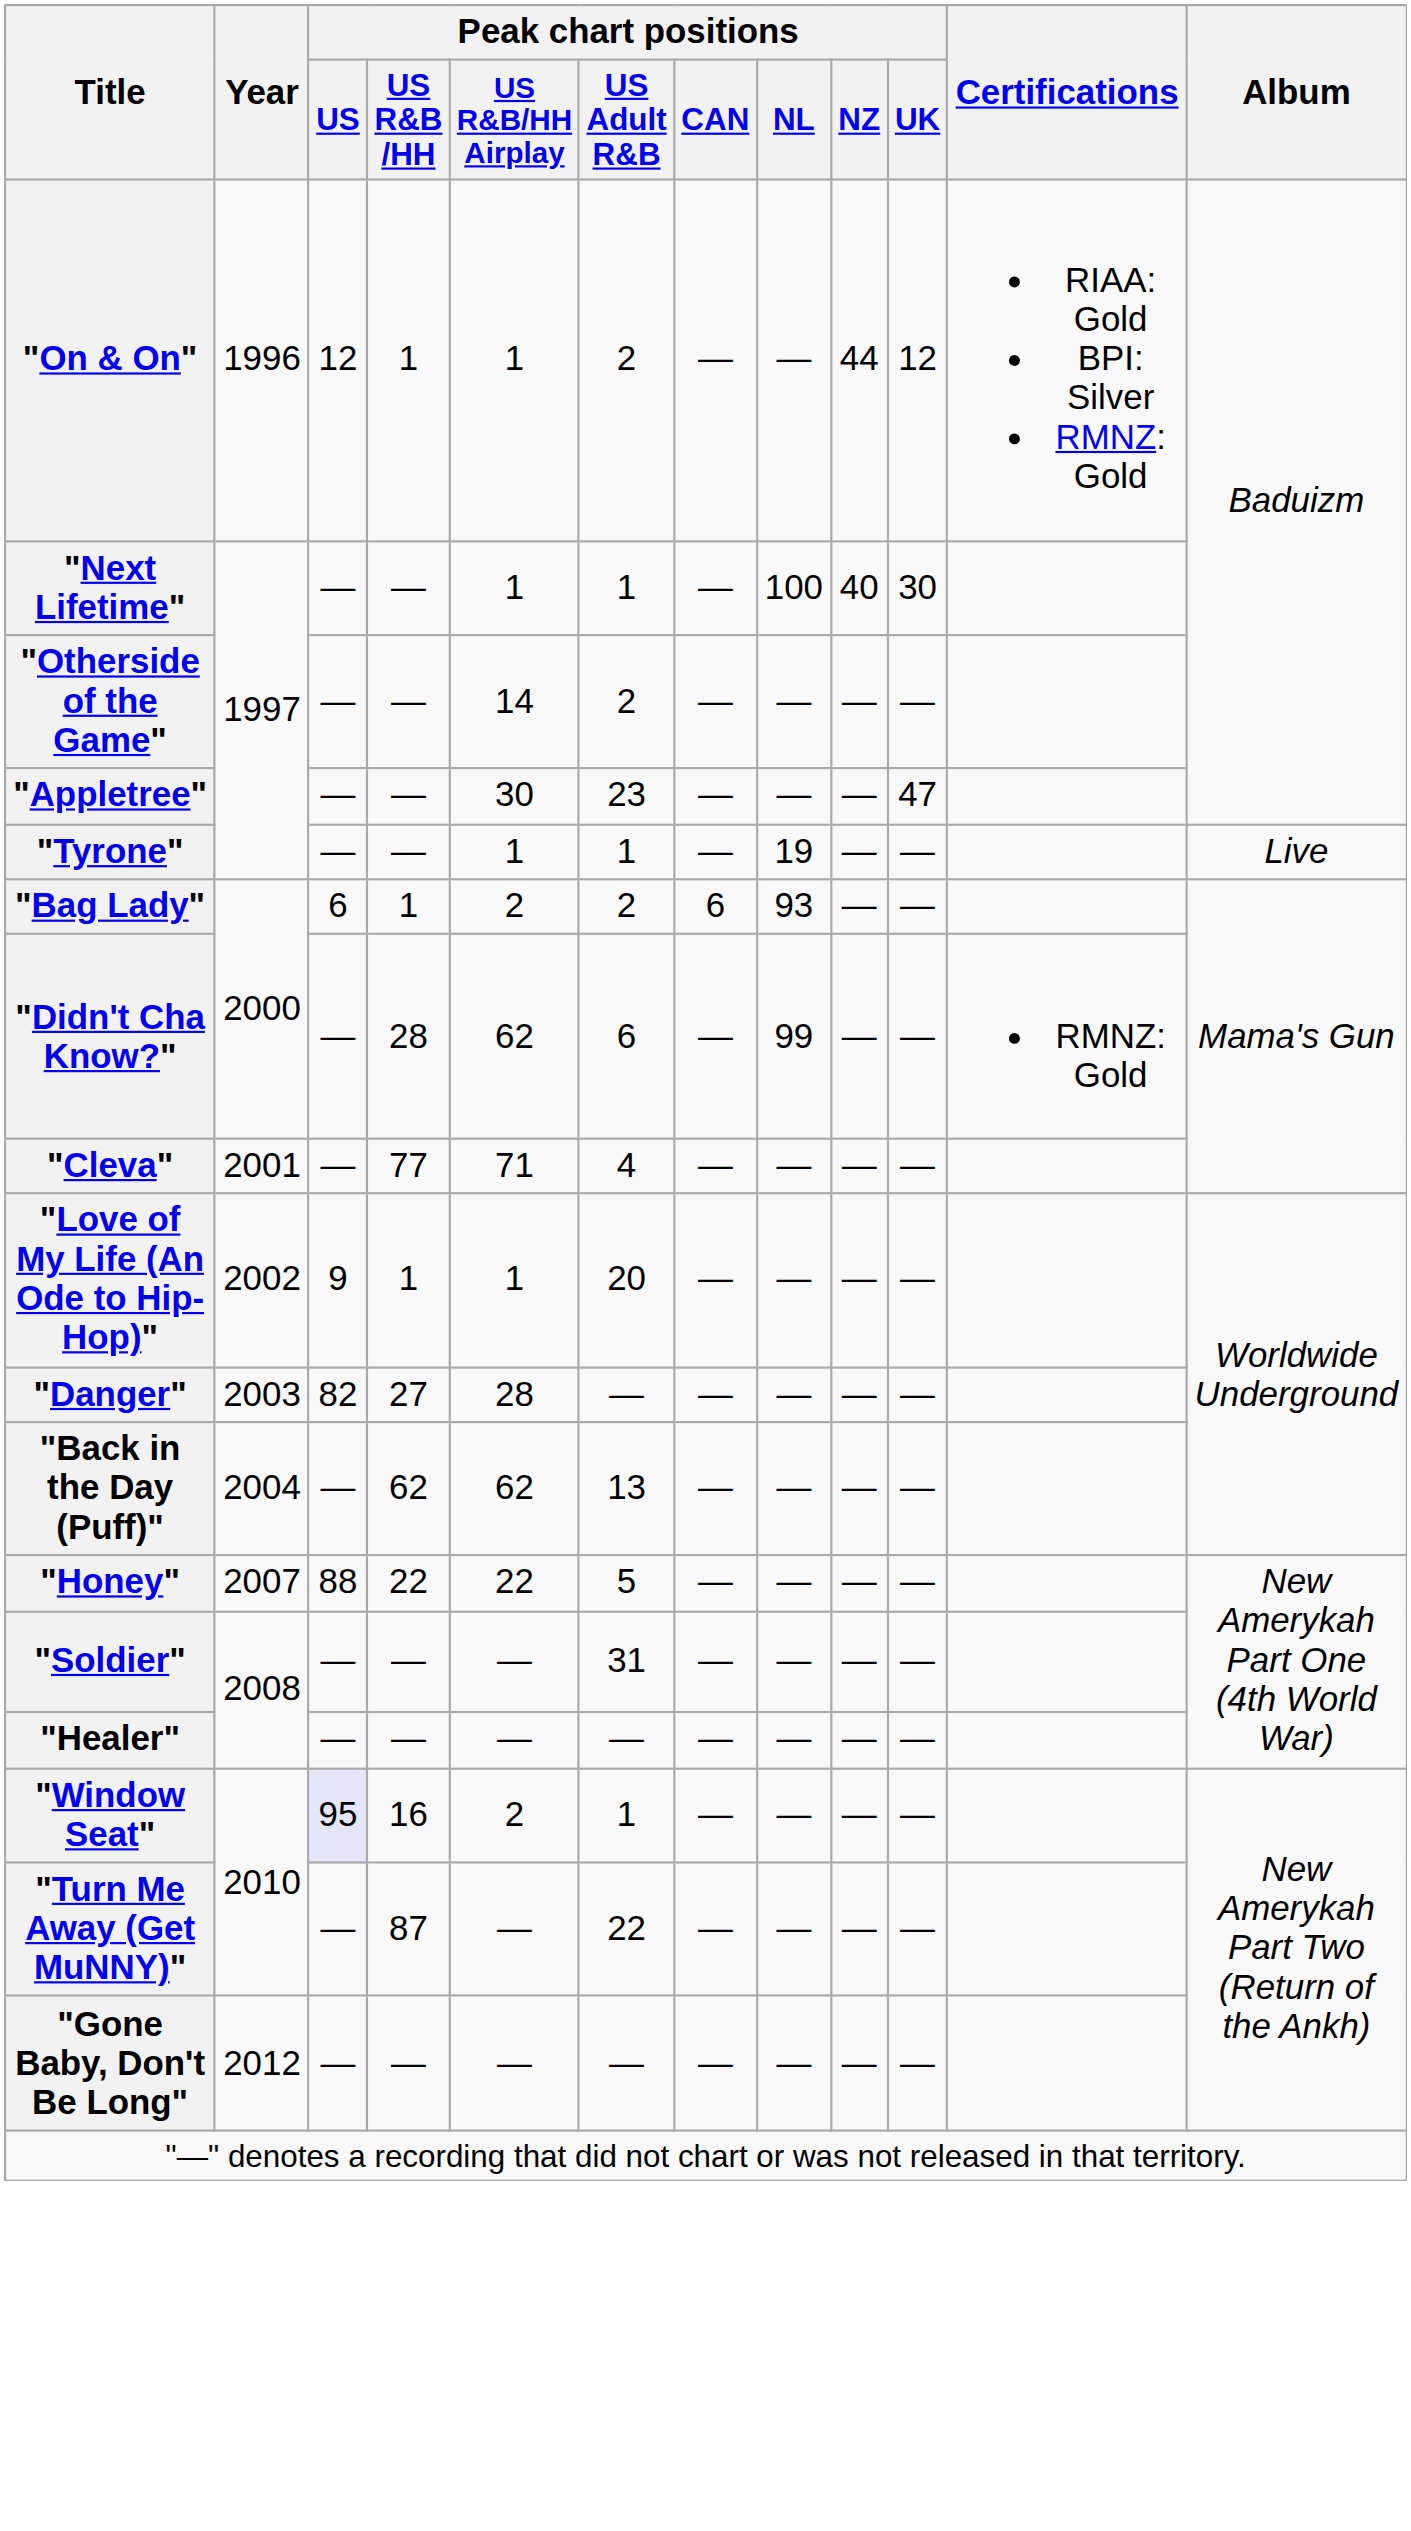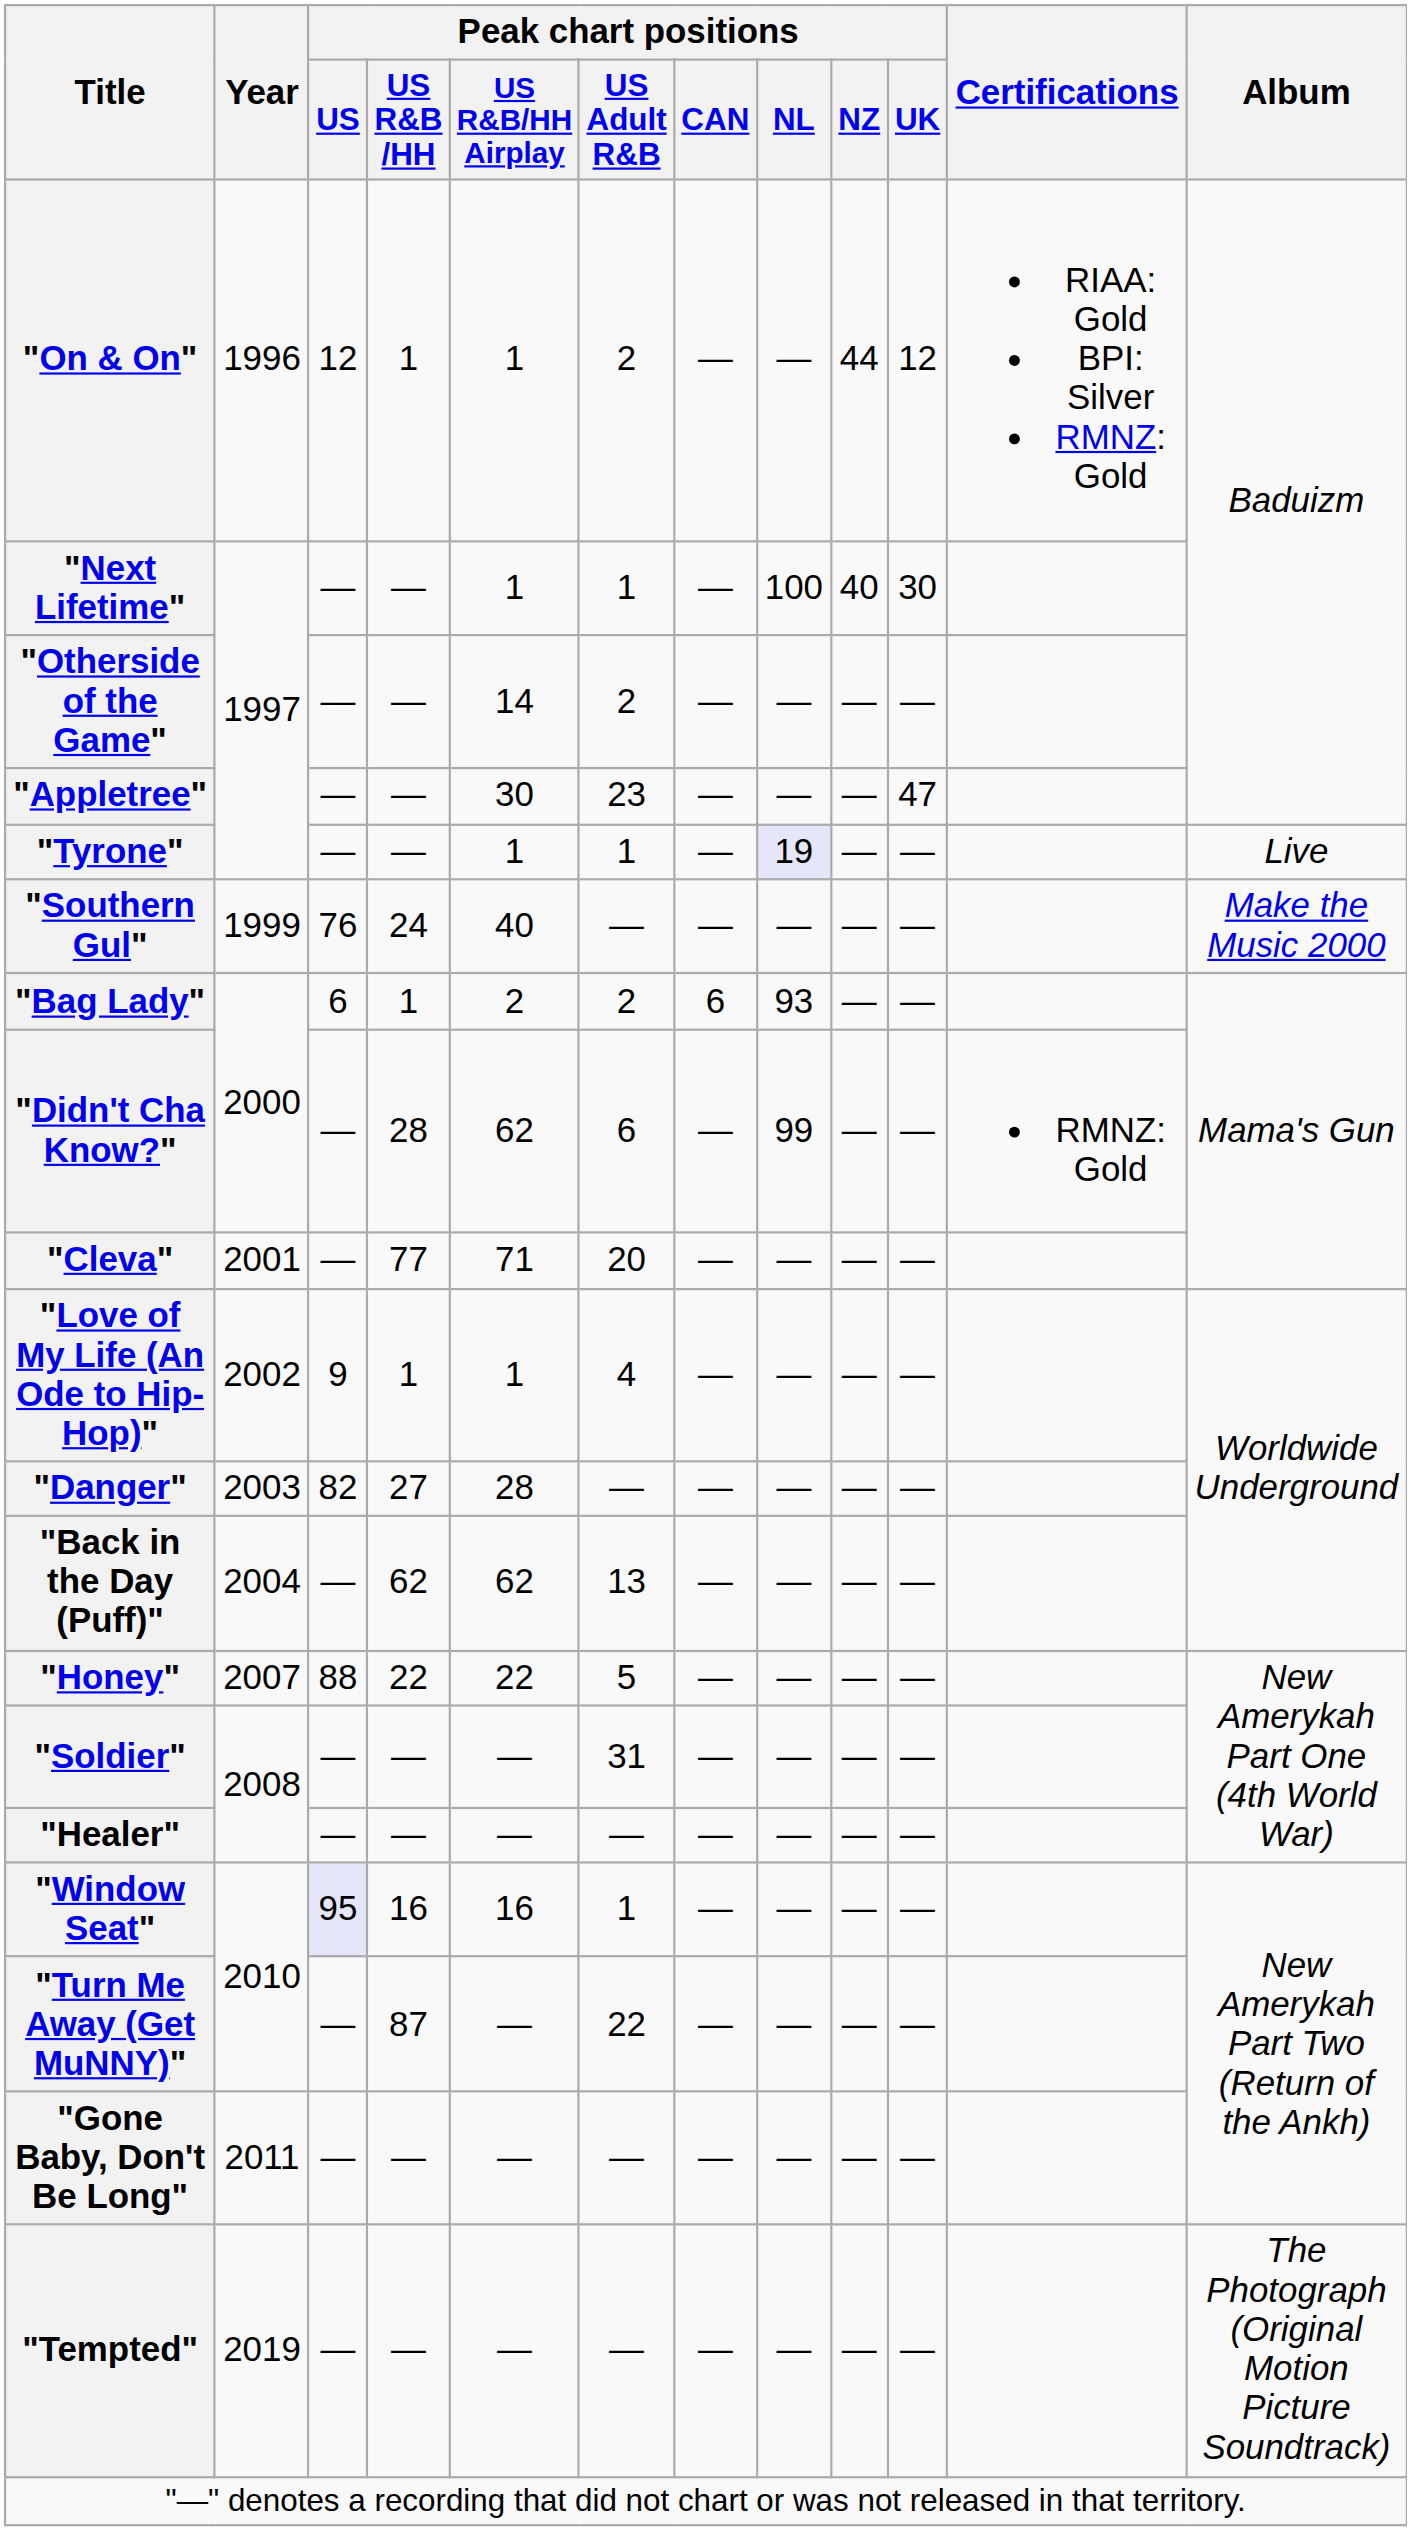(794, 851) no background -> (794, 851) lavender background
+ row: (110, 925)
(627, 1165) 4 -> (627, 1259) 20
(627, 1279) 20 -> (627, 1373) 4
(514, 1814) 2 -> (514, 1909) 16
(262, 2062) 2012 -> (262, 2157) 2011
+ row: (110, 2349)
